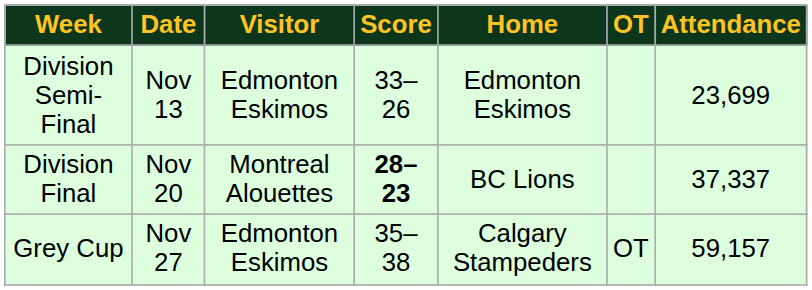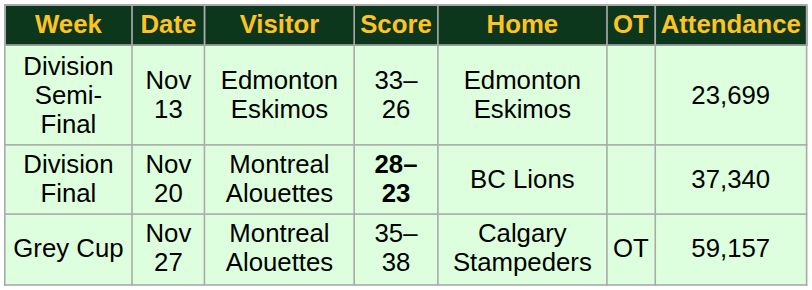(731, 179) 37,337 -> (731, 179) 37,340
(279, 248) Edmonton Eskimos -> (279, 248) Montreal Alouettes
